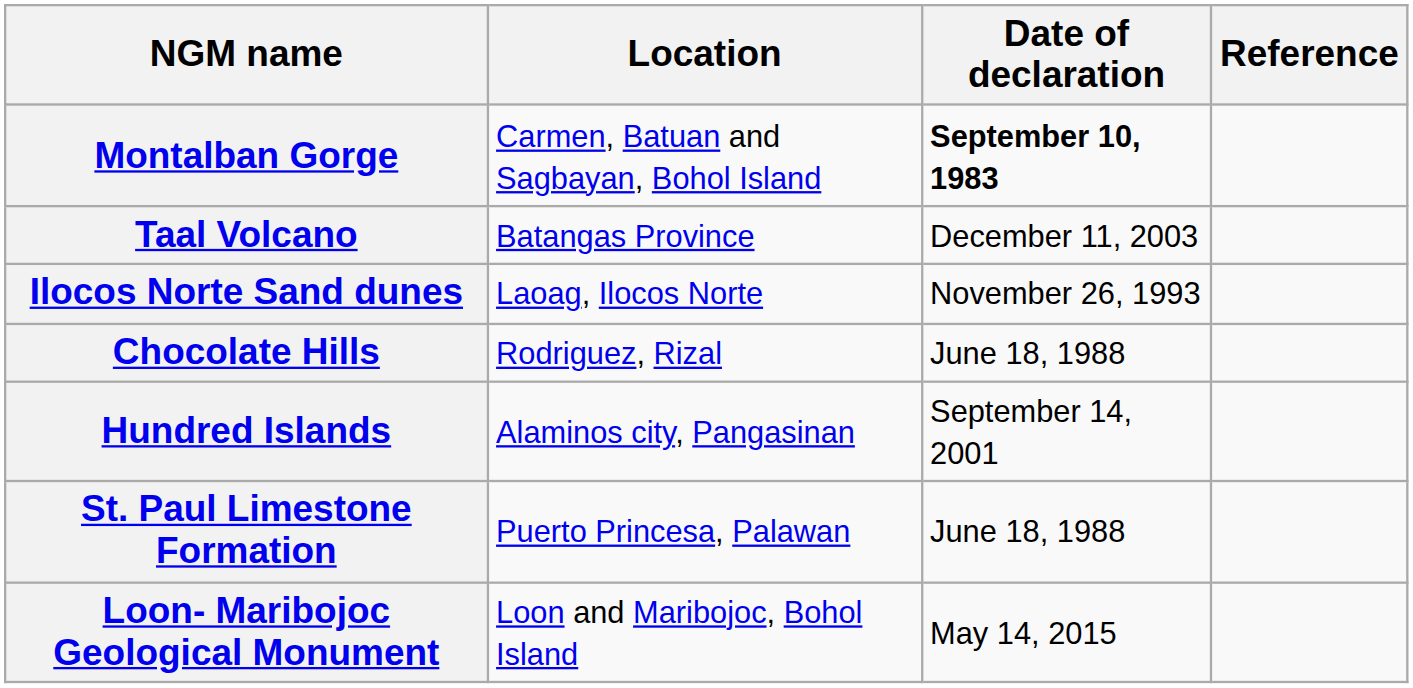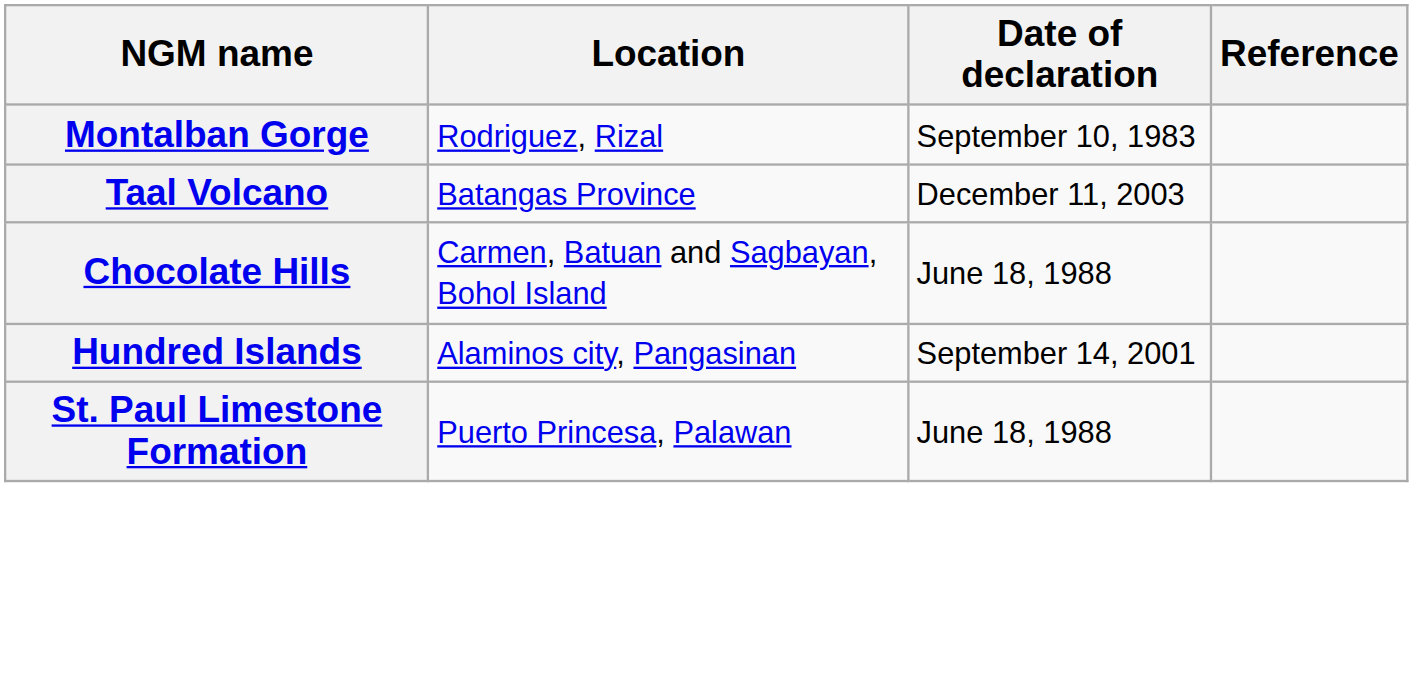(659, 157) Carmen, Batuan and Sagbayan, Bohol Island -> (550, 136) Rodriguez, Rizal
(1035, 154) bold -> (1056, 136) normal
- row: (246, 292)
(609, 353) Rodriguez, Rizal -> (657, 274) Carmen, Batuan and Sagbayan, Bohol Island
- row: (246, 631)
